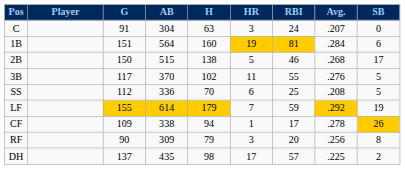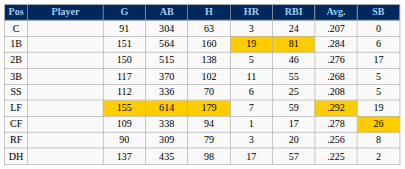(336, 60) .268 -> (336, 60) .276
(336, 76) .276 -> (336, 76) .268
